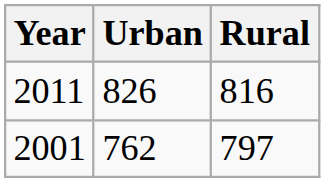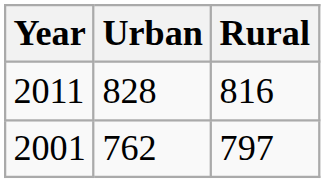(130, 90) 826 -> (130, 90) 828
